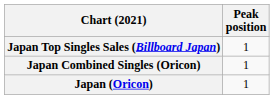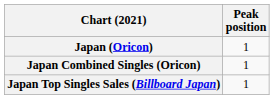rows swapped: (114, 84) <-> (114, 46)
